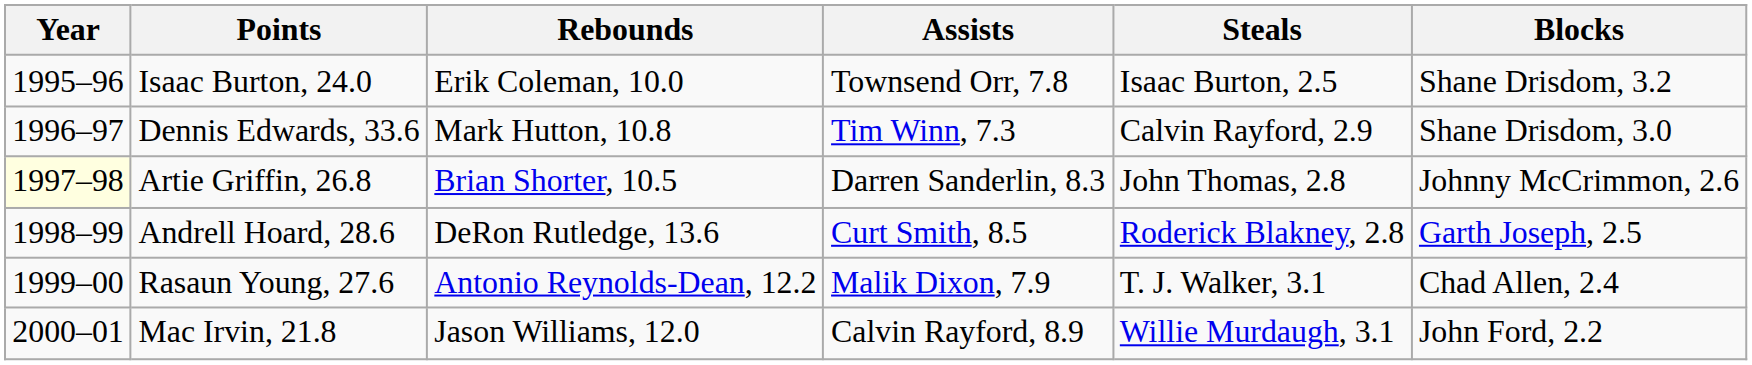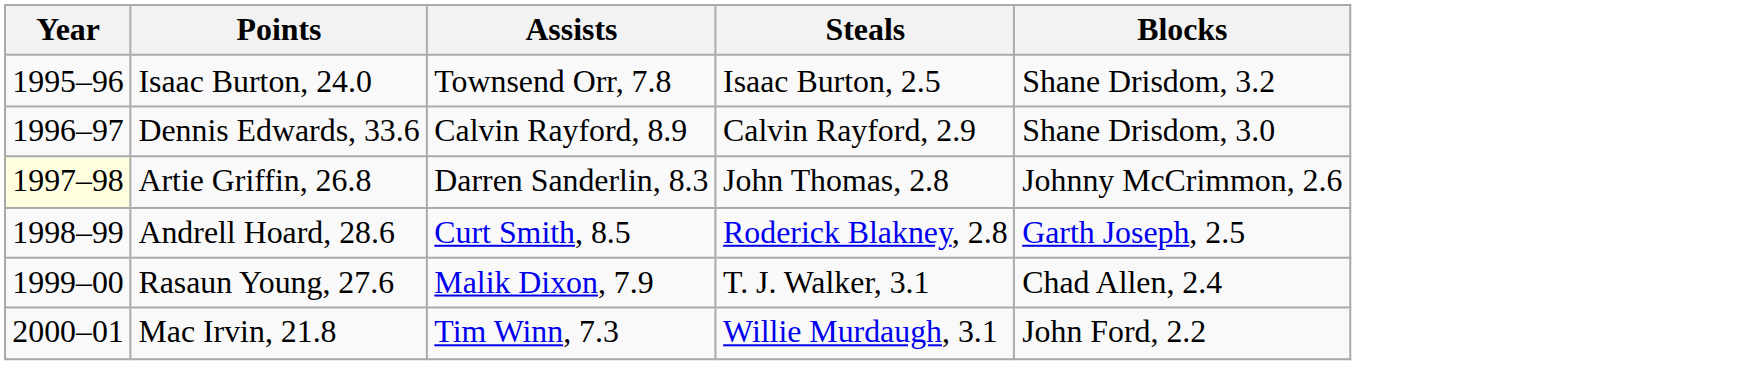- column: (625, 29)
(923, 130) Tim Winn, 7.3 -> (561, 130) Calvin Rayford, 8.9
(958, 332) Calvin Rayford, 8.9 -> (527, 332) Tim Winn, 7.3
